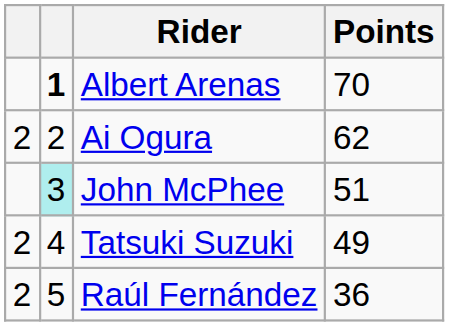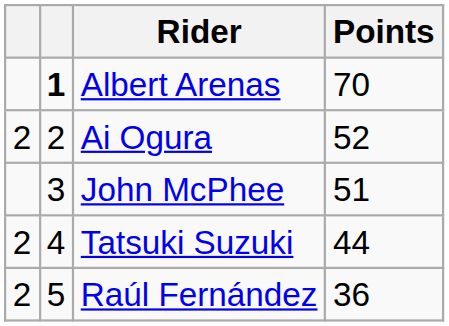(351, 137) 62 -> (351, 137) 52
(56, 190) paleturquoise background -> (56, 190) no background
(351, 242) 49 -> (351, 242) 44
